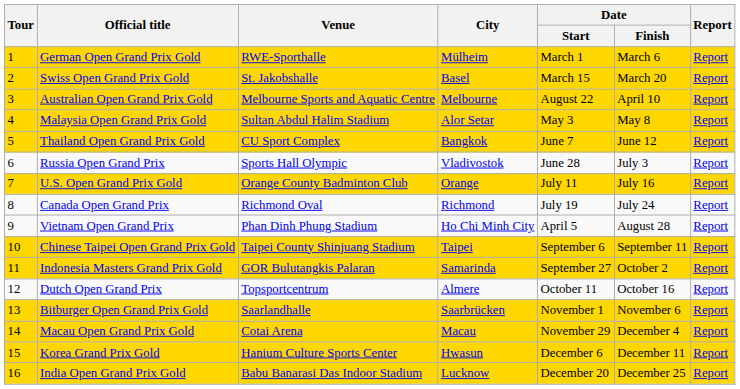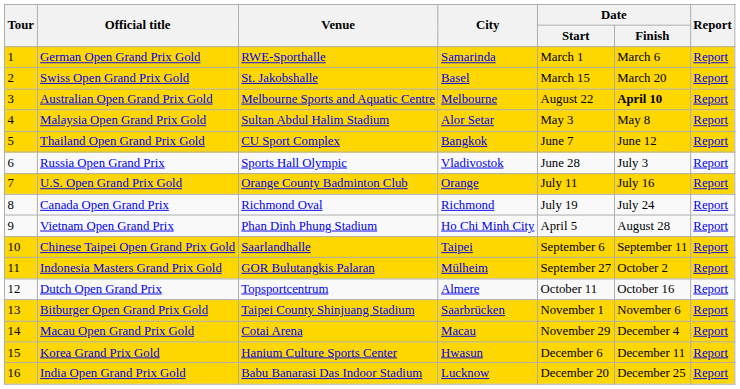(464, 56) Mülheim -> (468, 56) Samarinda
(639, 99) normal -> (640, 99) bold
(328, 246) Taipei County Shinjuang Stadium -> (276, 246) Saarlandhalle
(468, 267) Samarinda -> (464, 267) Mülheim
(276, 309) Saarlandhalle -> (328, 309) Taipei County Shinjuang Stadium
